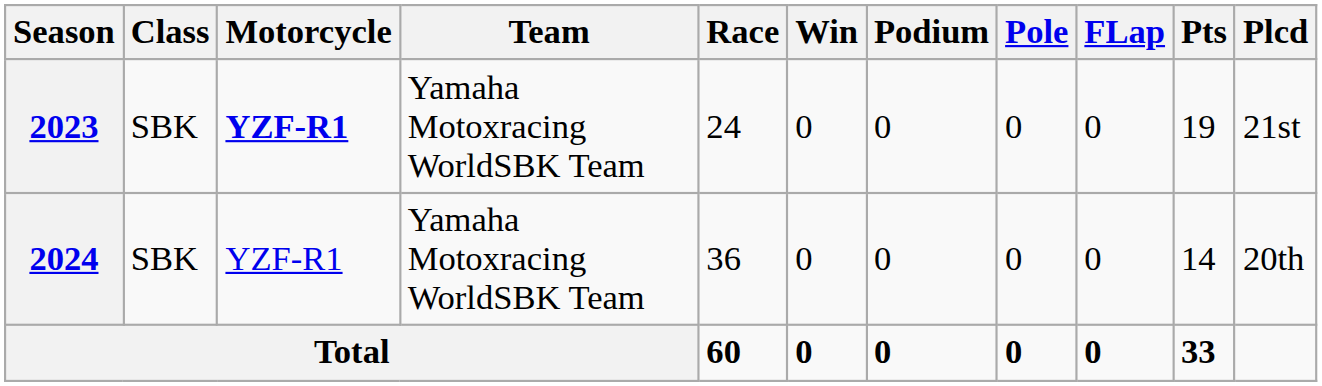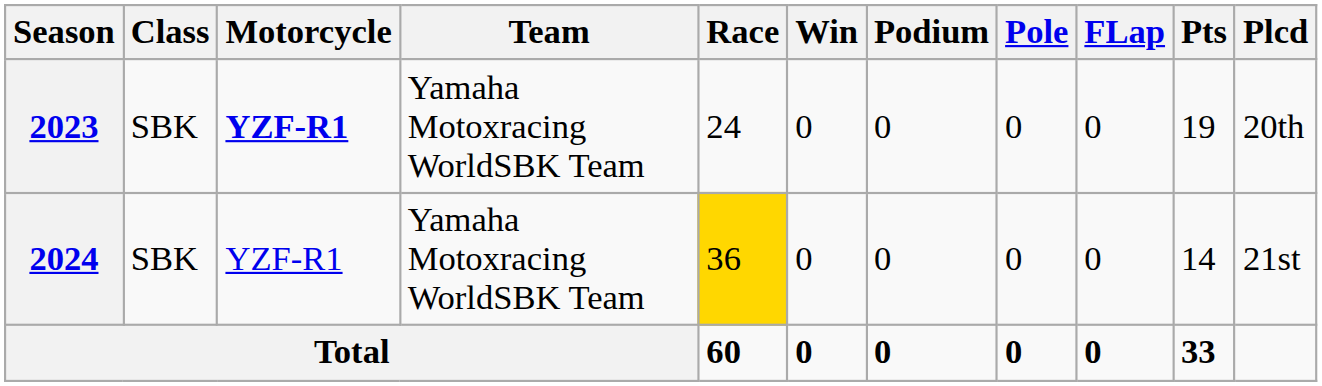(1272, 125) 21st -> (1274, 125) 20th
(724, 258) no background -> (724, 258) gold background
(1274, 258) 20th -> (1272, 258) 21st
